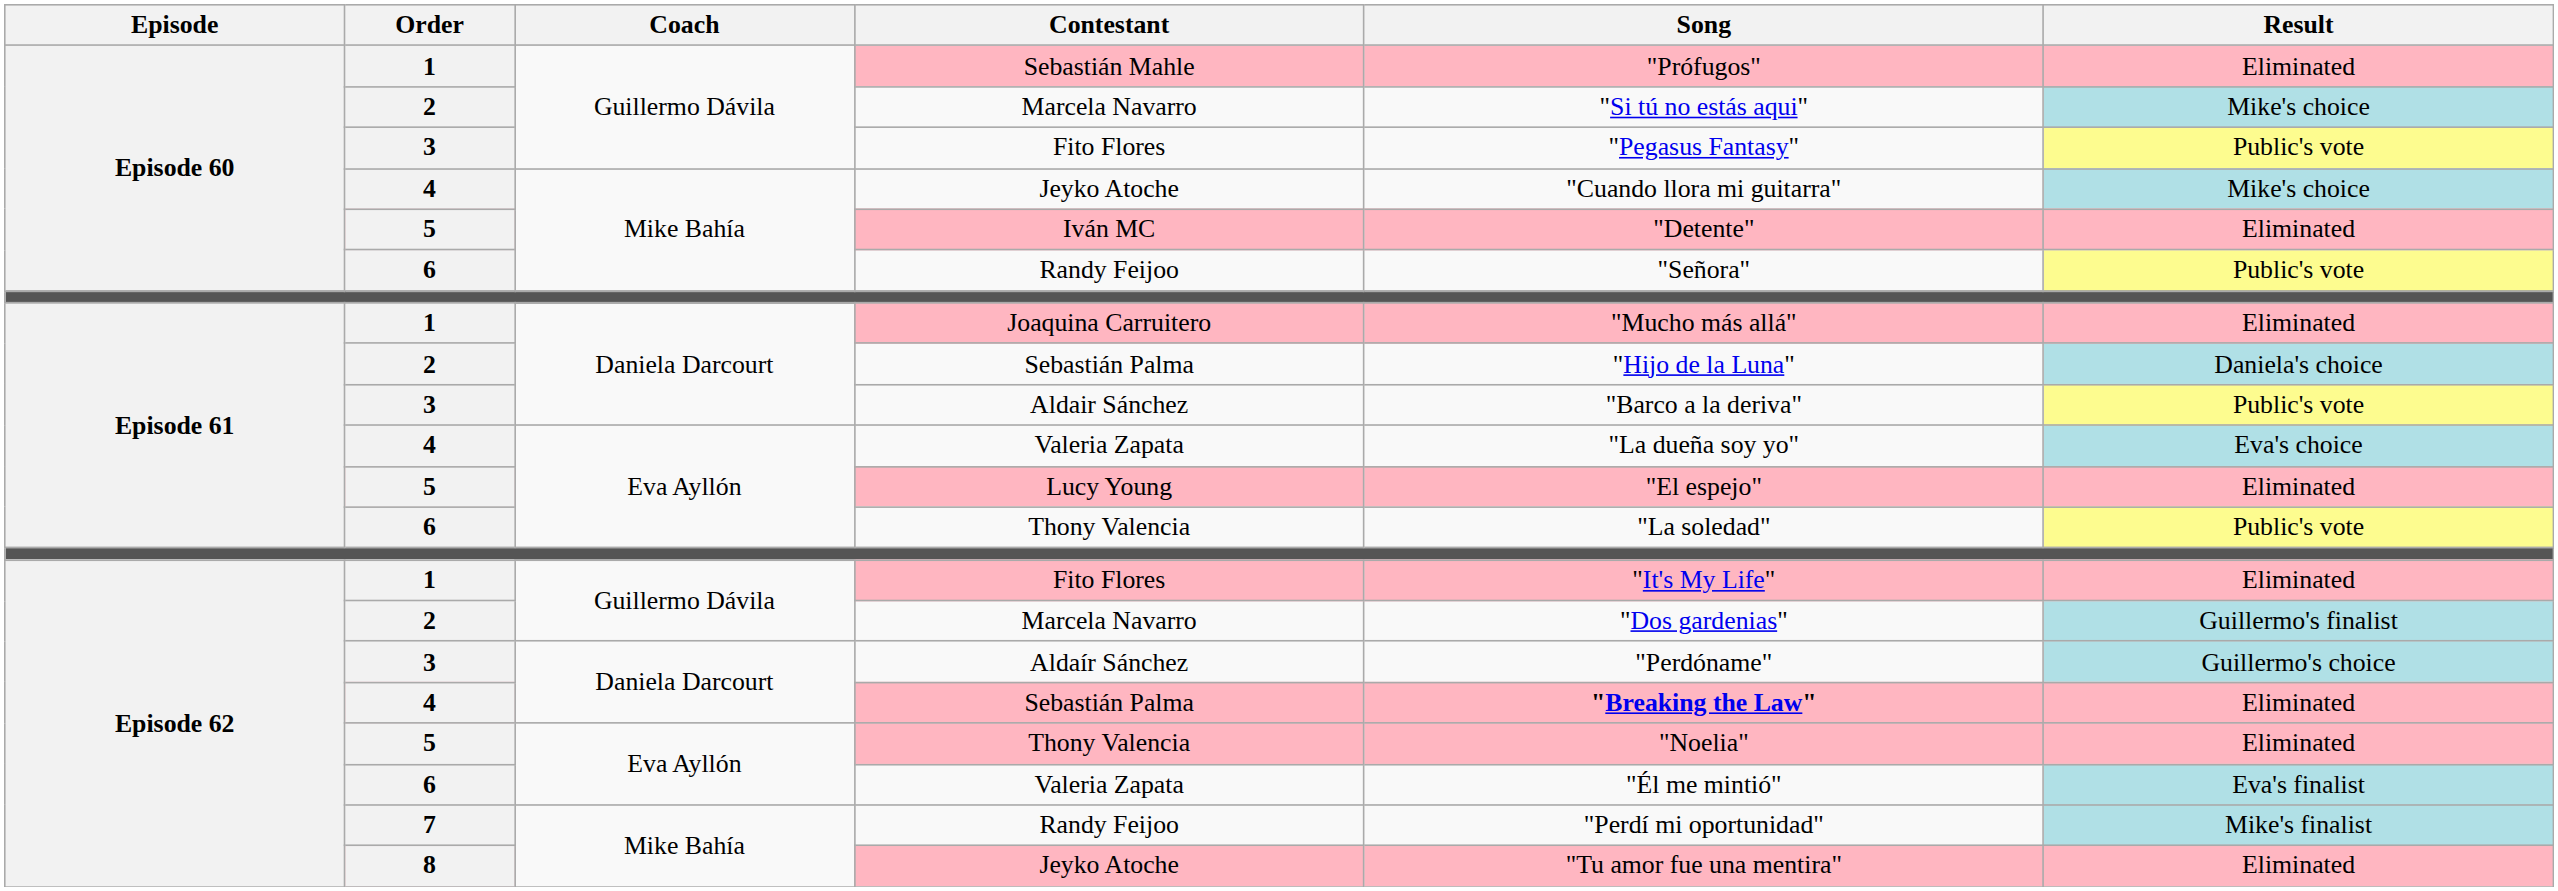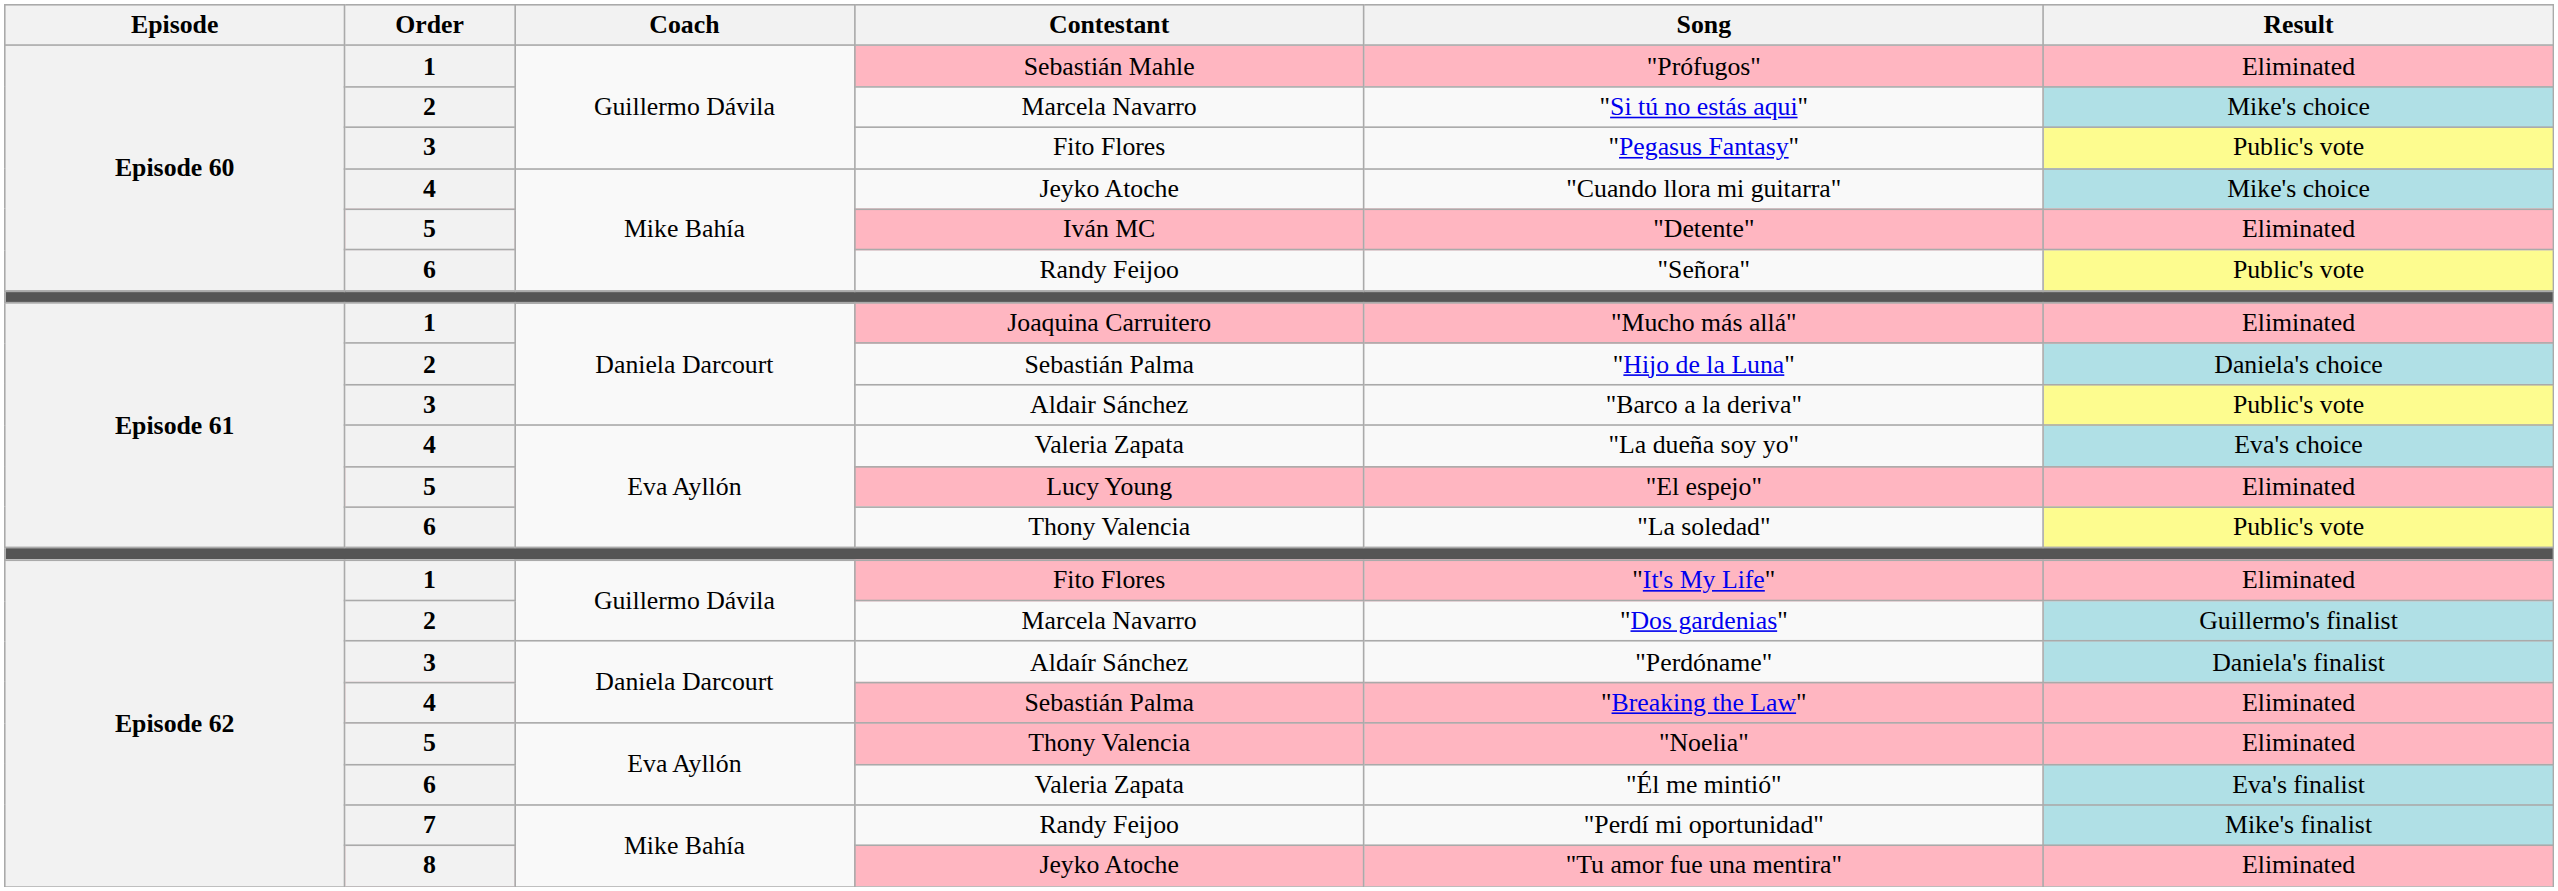(2299, 661) Guillermo's choice -> (2299, 661) Daniela's finalist
(1704, 702) bold -> (1704, 702) normal
